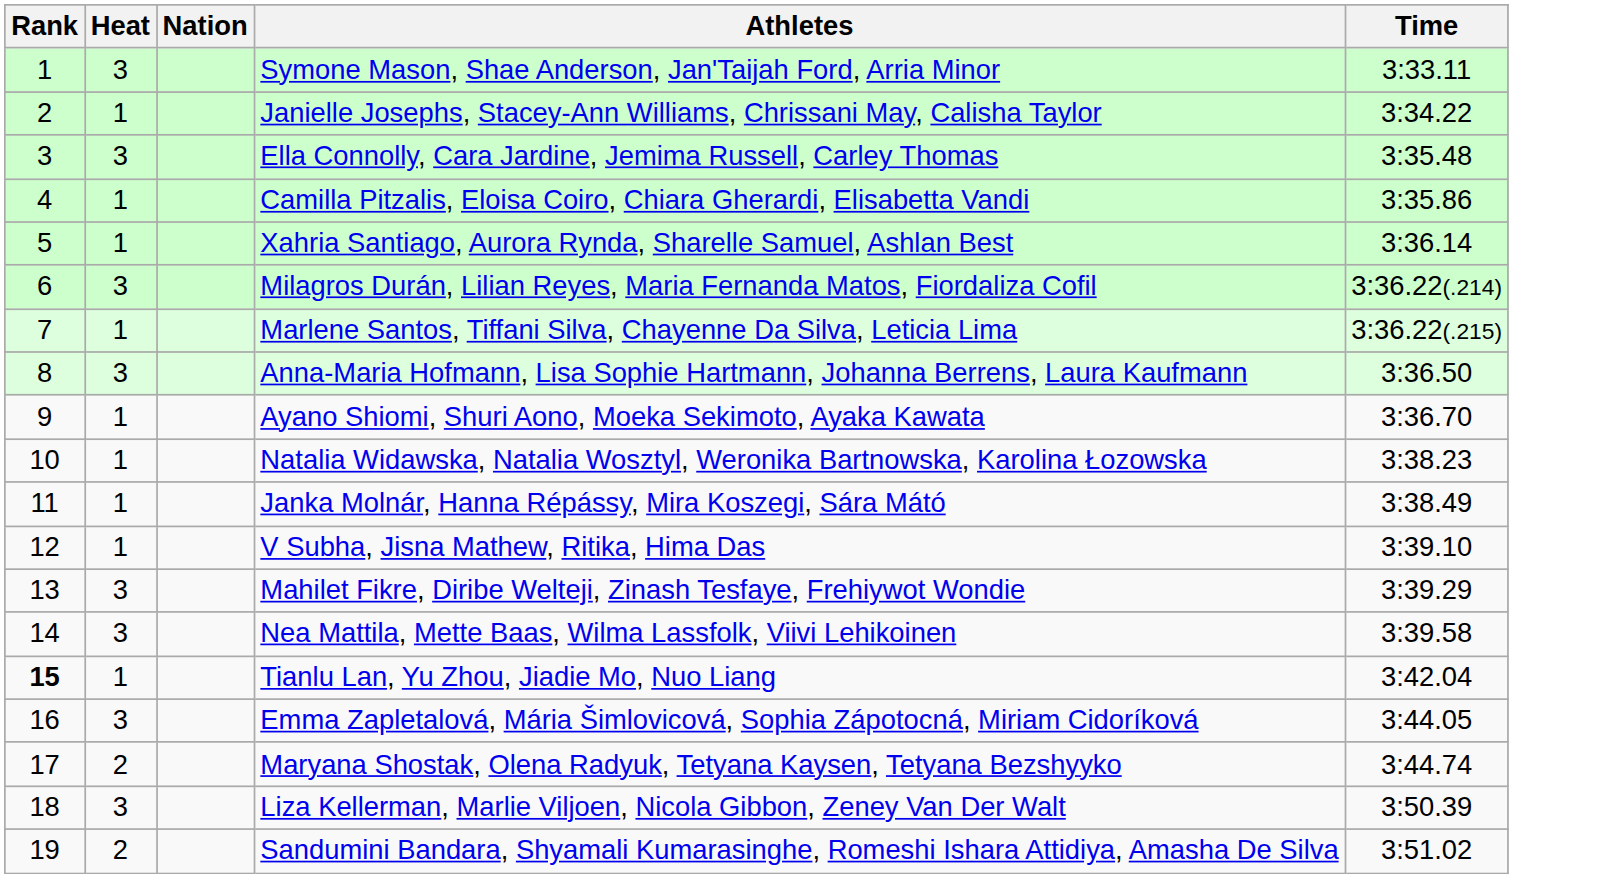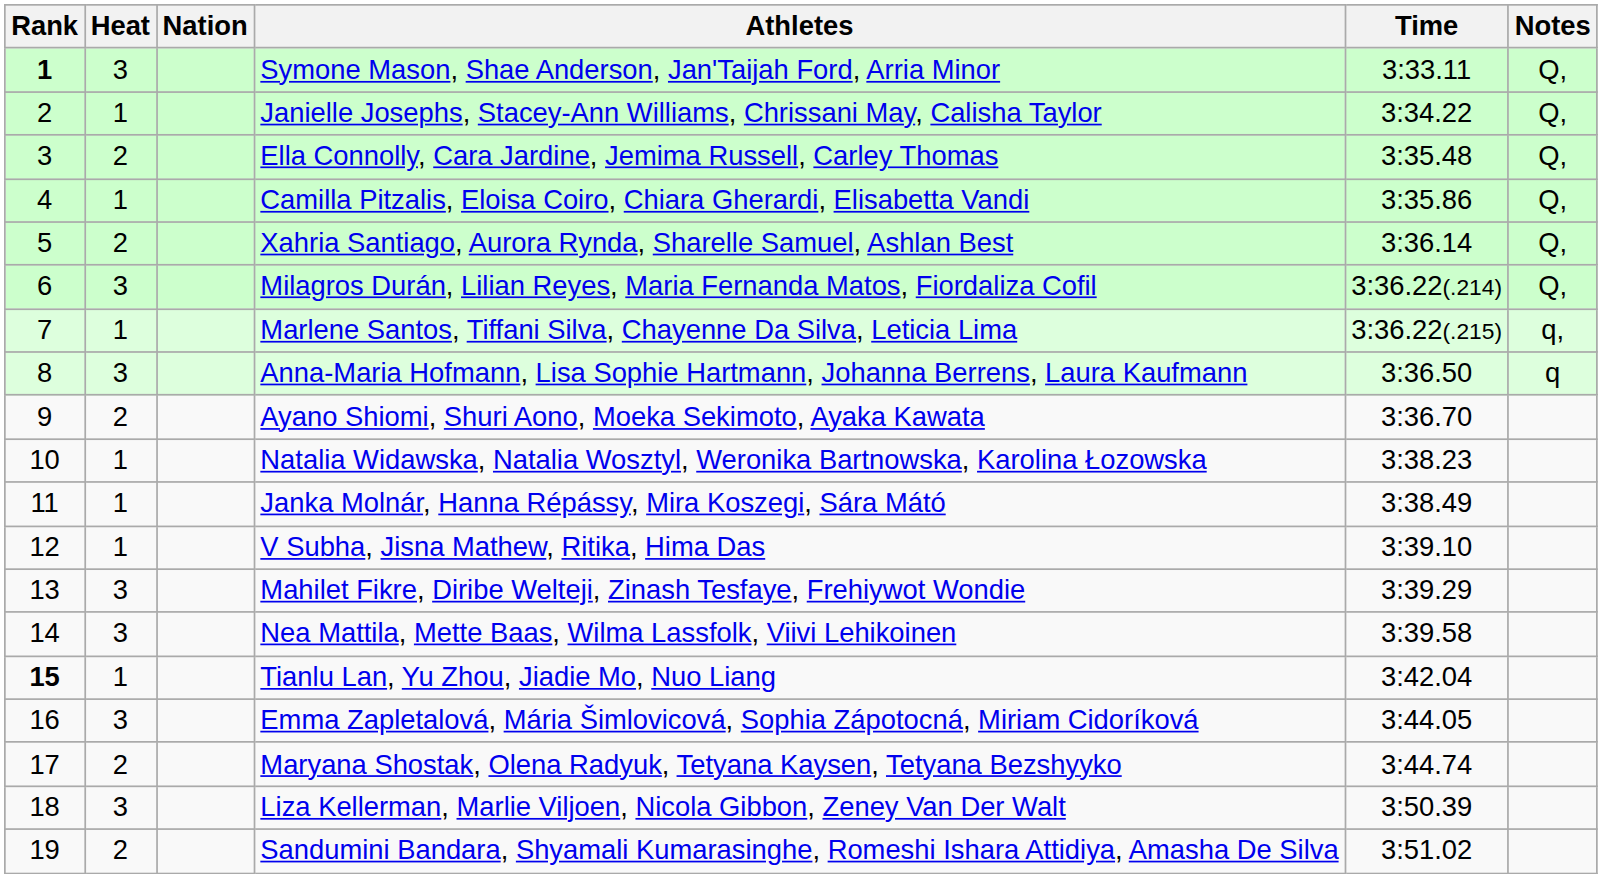+ column: (1553, 26)
(45, 69) normal -> (45, 69) bold
(120, 156) 3 -> (120, 156) 2
(120, 243) 1 -> (120, 243) 2
(120, 416) 1 -> (120, 416) 2
